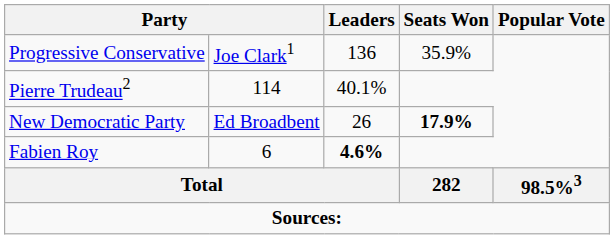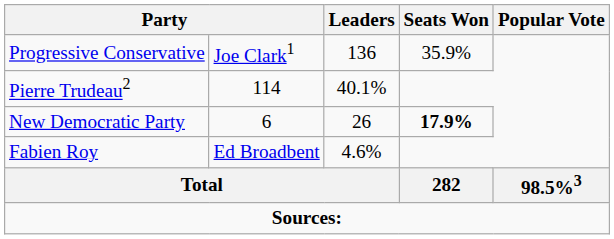(267, 121) Ed Broadbent -> (267, 121) 6
(267, 151) 6 -> (267, 151) Ed Broadbent
(362, 151) bold -> (362, 151) normal
